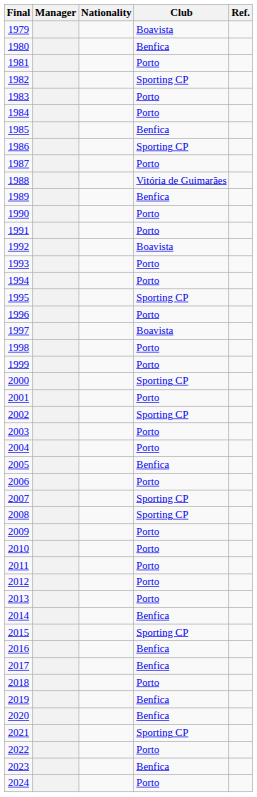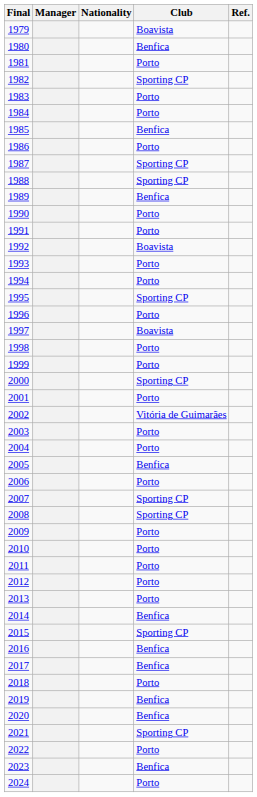(162, 146) Sporting CP -> (148, 146) Porto
(148, 163) Porto -> (162, 163) Sporting CP
(181, 180) Vitória de Guimarães -> (162, 180) Sporting CP
(162, 414) Sporting CP -> (181, 414) Vitória de Guimarães
